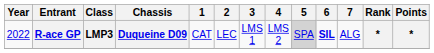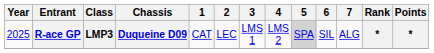(18, 34) 2022 -> (18, 34) 2025
(327, 34) bold -> (326, 34) normal
